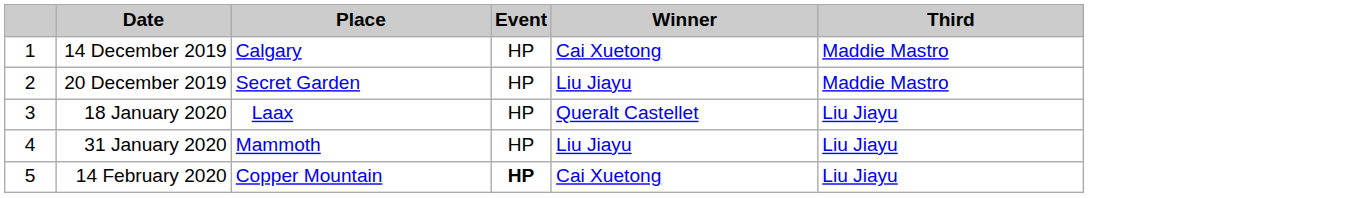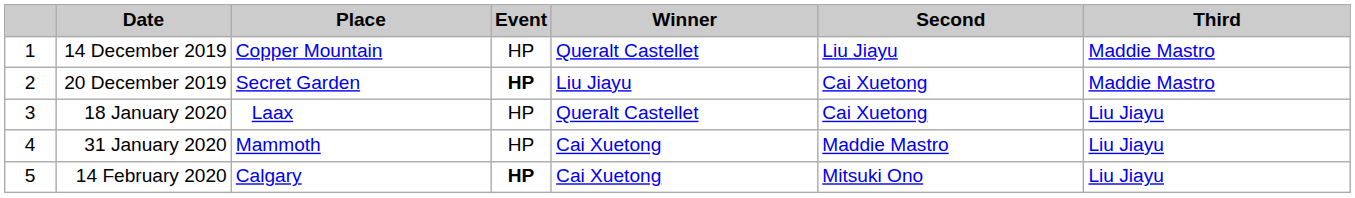+ column: (951, 19)
(269, 51) Calgary -> (309, 51) Copper Mountain
(609, 51) Cai Xuetong -> (627, 51) Queralt Castellet
(521, 82) normal -> (521, 82) bold
(594, 144) Liu Jiayu -> (609, 144) Cai Xuetong
(309, 176) Copper Mountain -> (269, 176) Calgary
